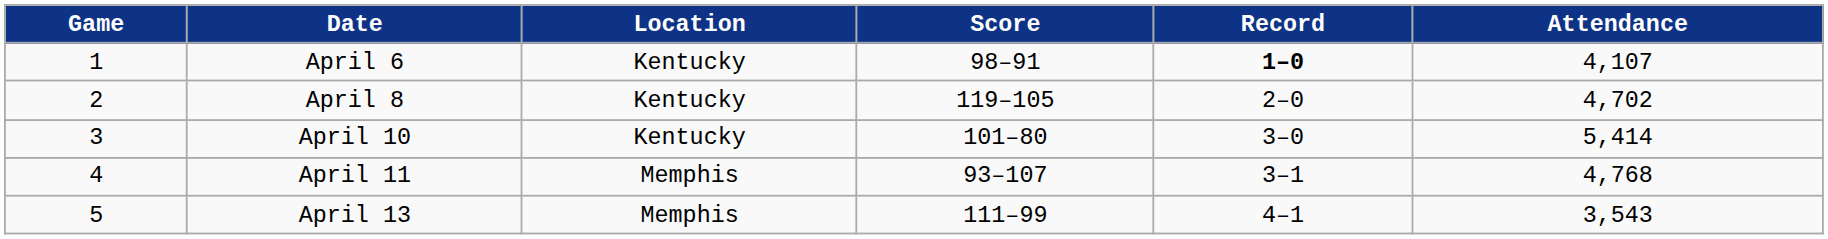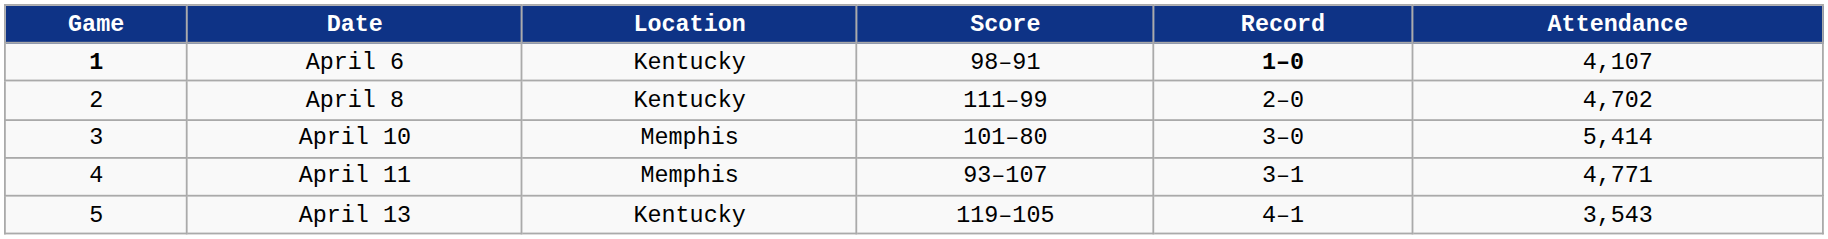(96, 62) normal -> (96, 62) bold
(1005, 100) 119–105 -> (1005, 100) 111–99
(690, 138) Kentucky -> (690, 138) Memphis
(1618, 177) 4,768 -> (1618, 177) 4,771
(690, 215) Memphis -> (690, 215) Kentucky
(1005, 215) 111–99 -> (1005, 215) 119–105
